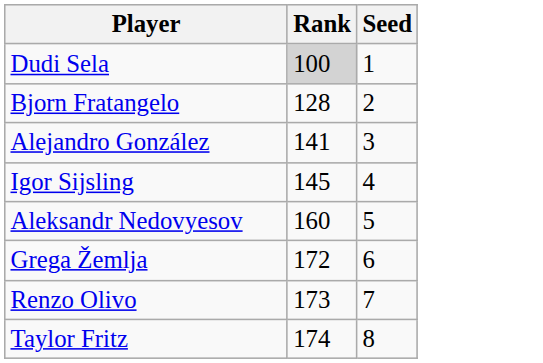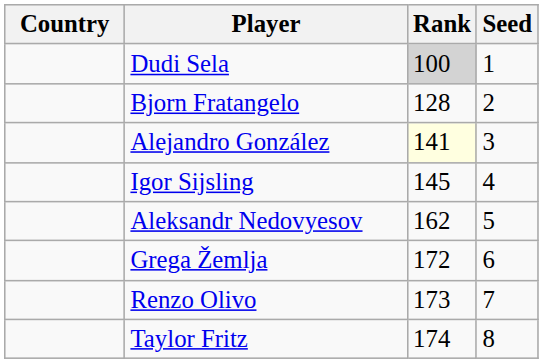+ column: (65, 24)
(312, 142) no background -> (432, 142) lightyellow background
(312, 220) 160 -> (432, 220) 162
